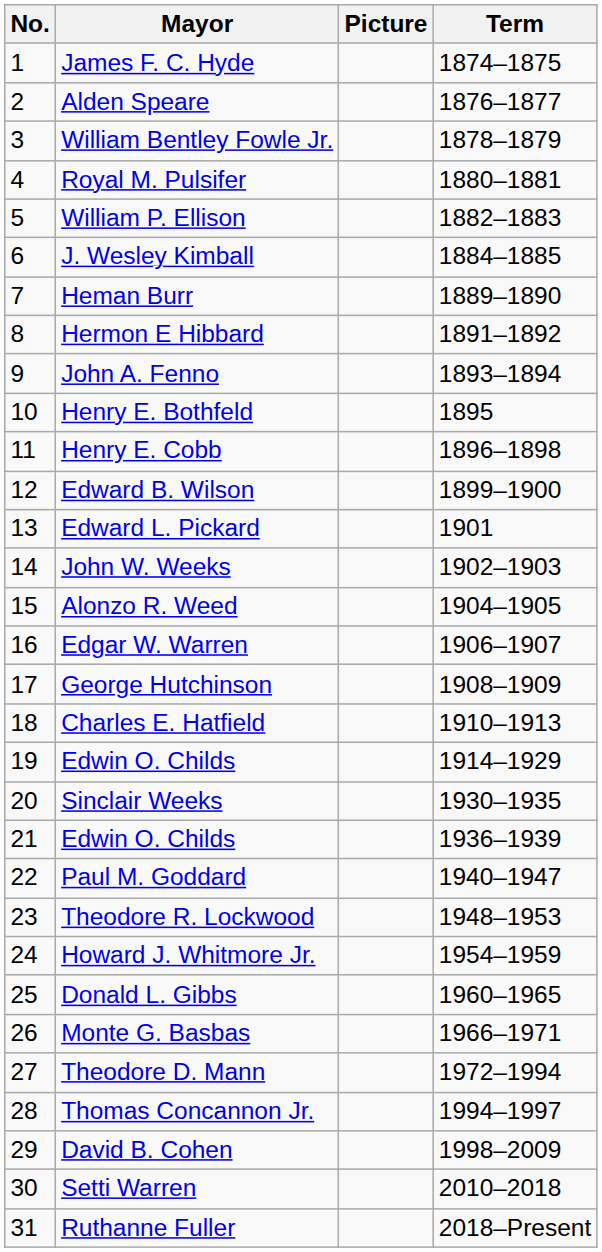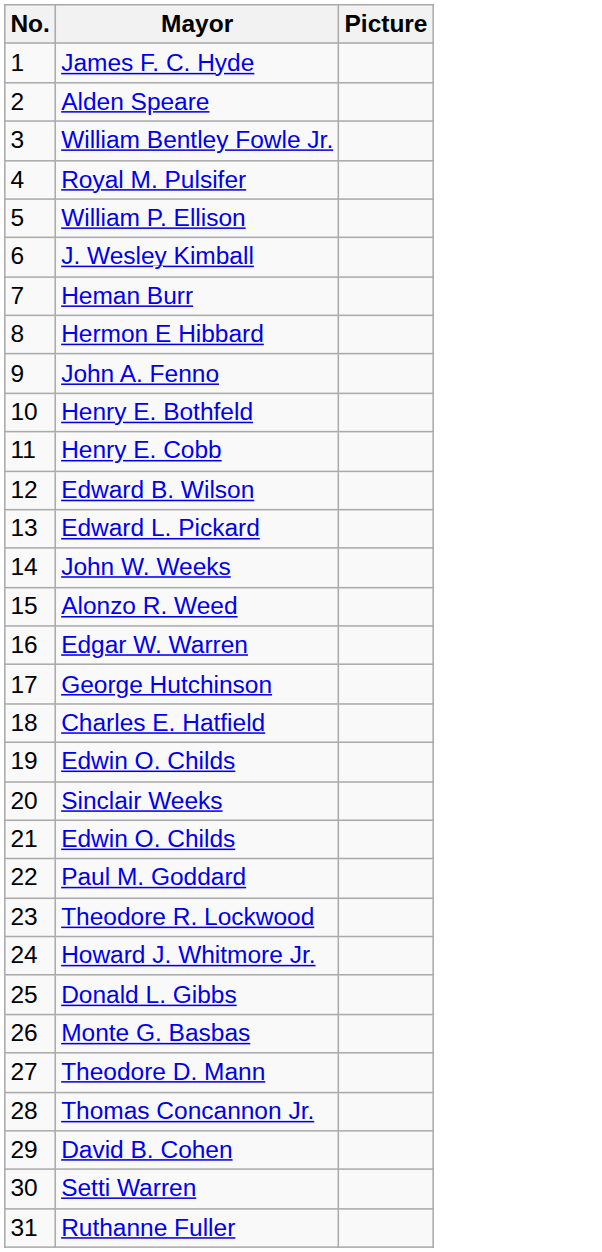- column: (515, 23)
